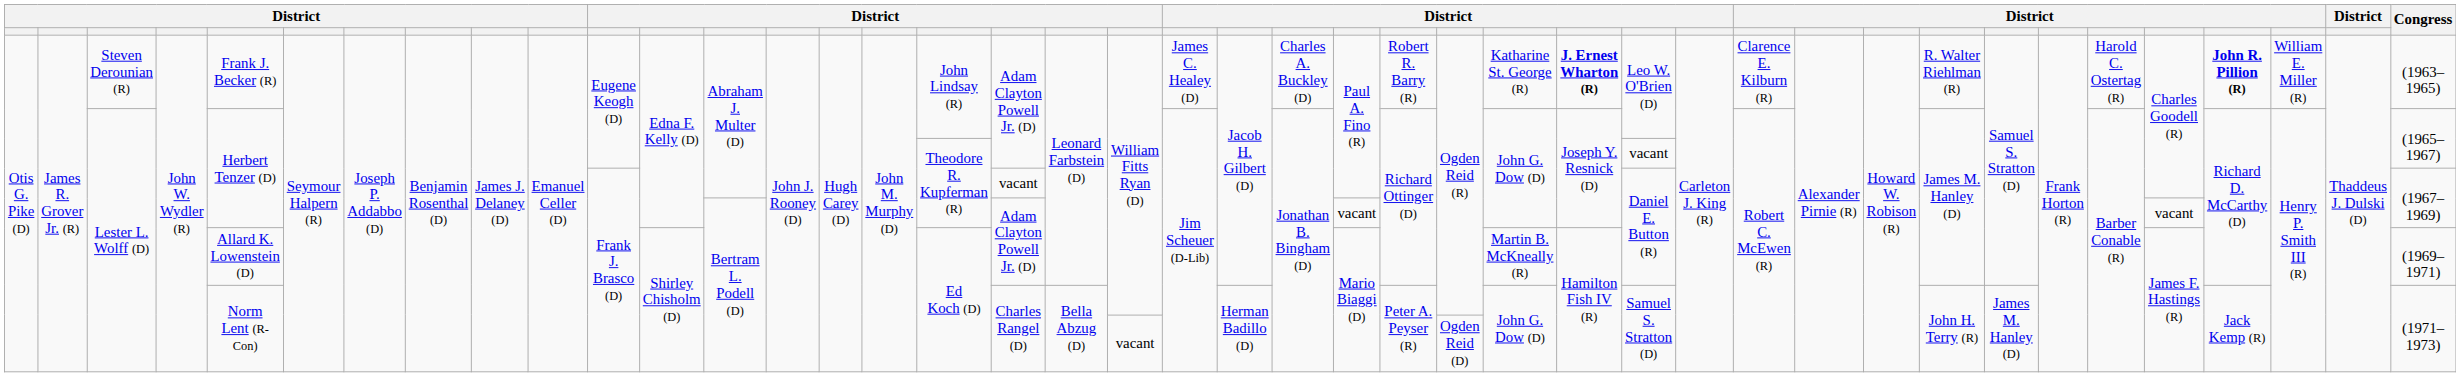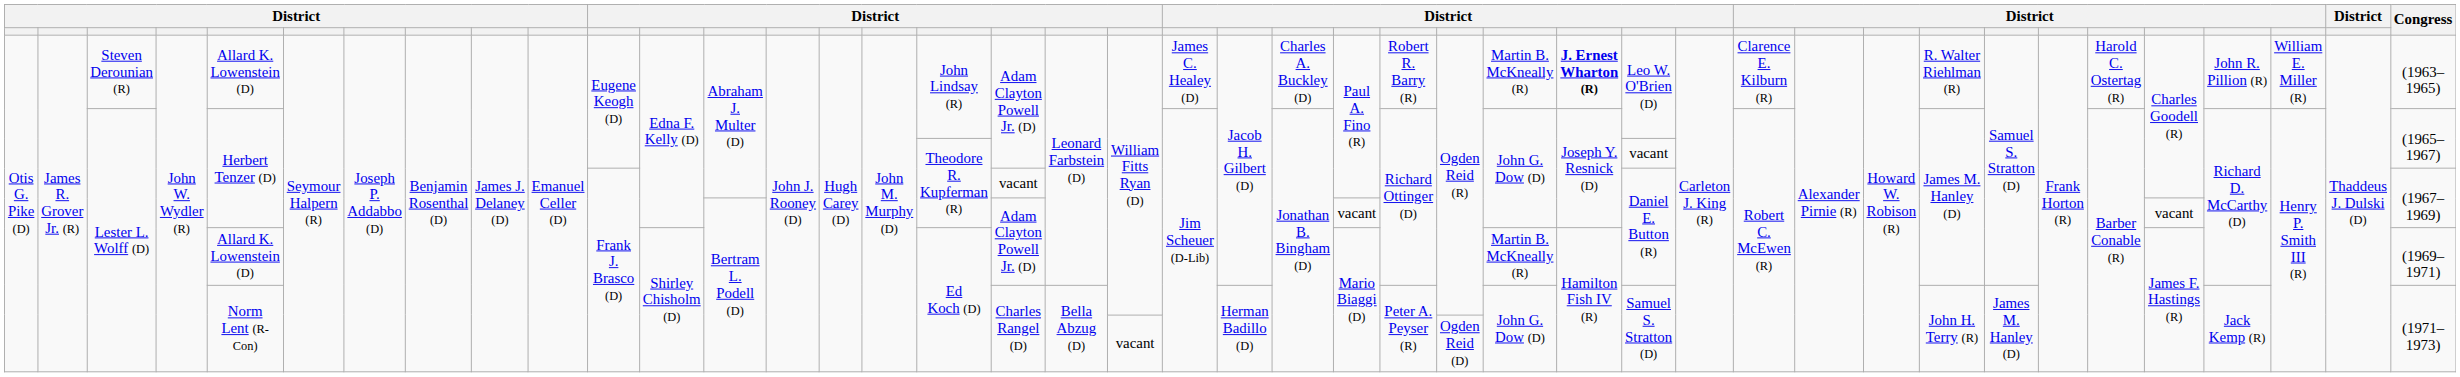(245, 71) Frank J. Becker (R) -> (245, 71) Allard K. Lowenstein (D)
(1520, 71) Katharine St. George (R) -> (1520, 71) Martin B. McKneally (R)
(2237, 71) bold -> (2237, 71) normal
